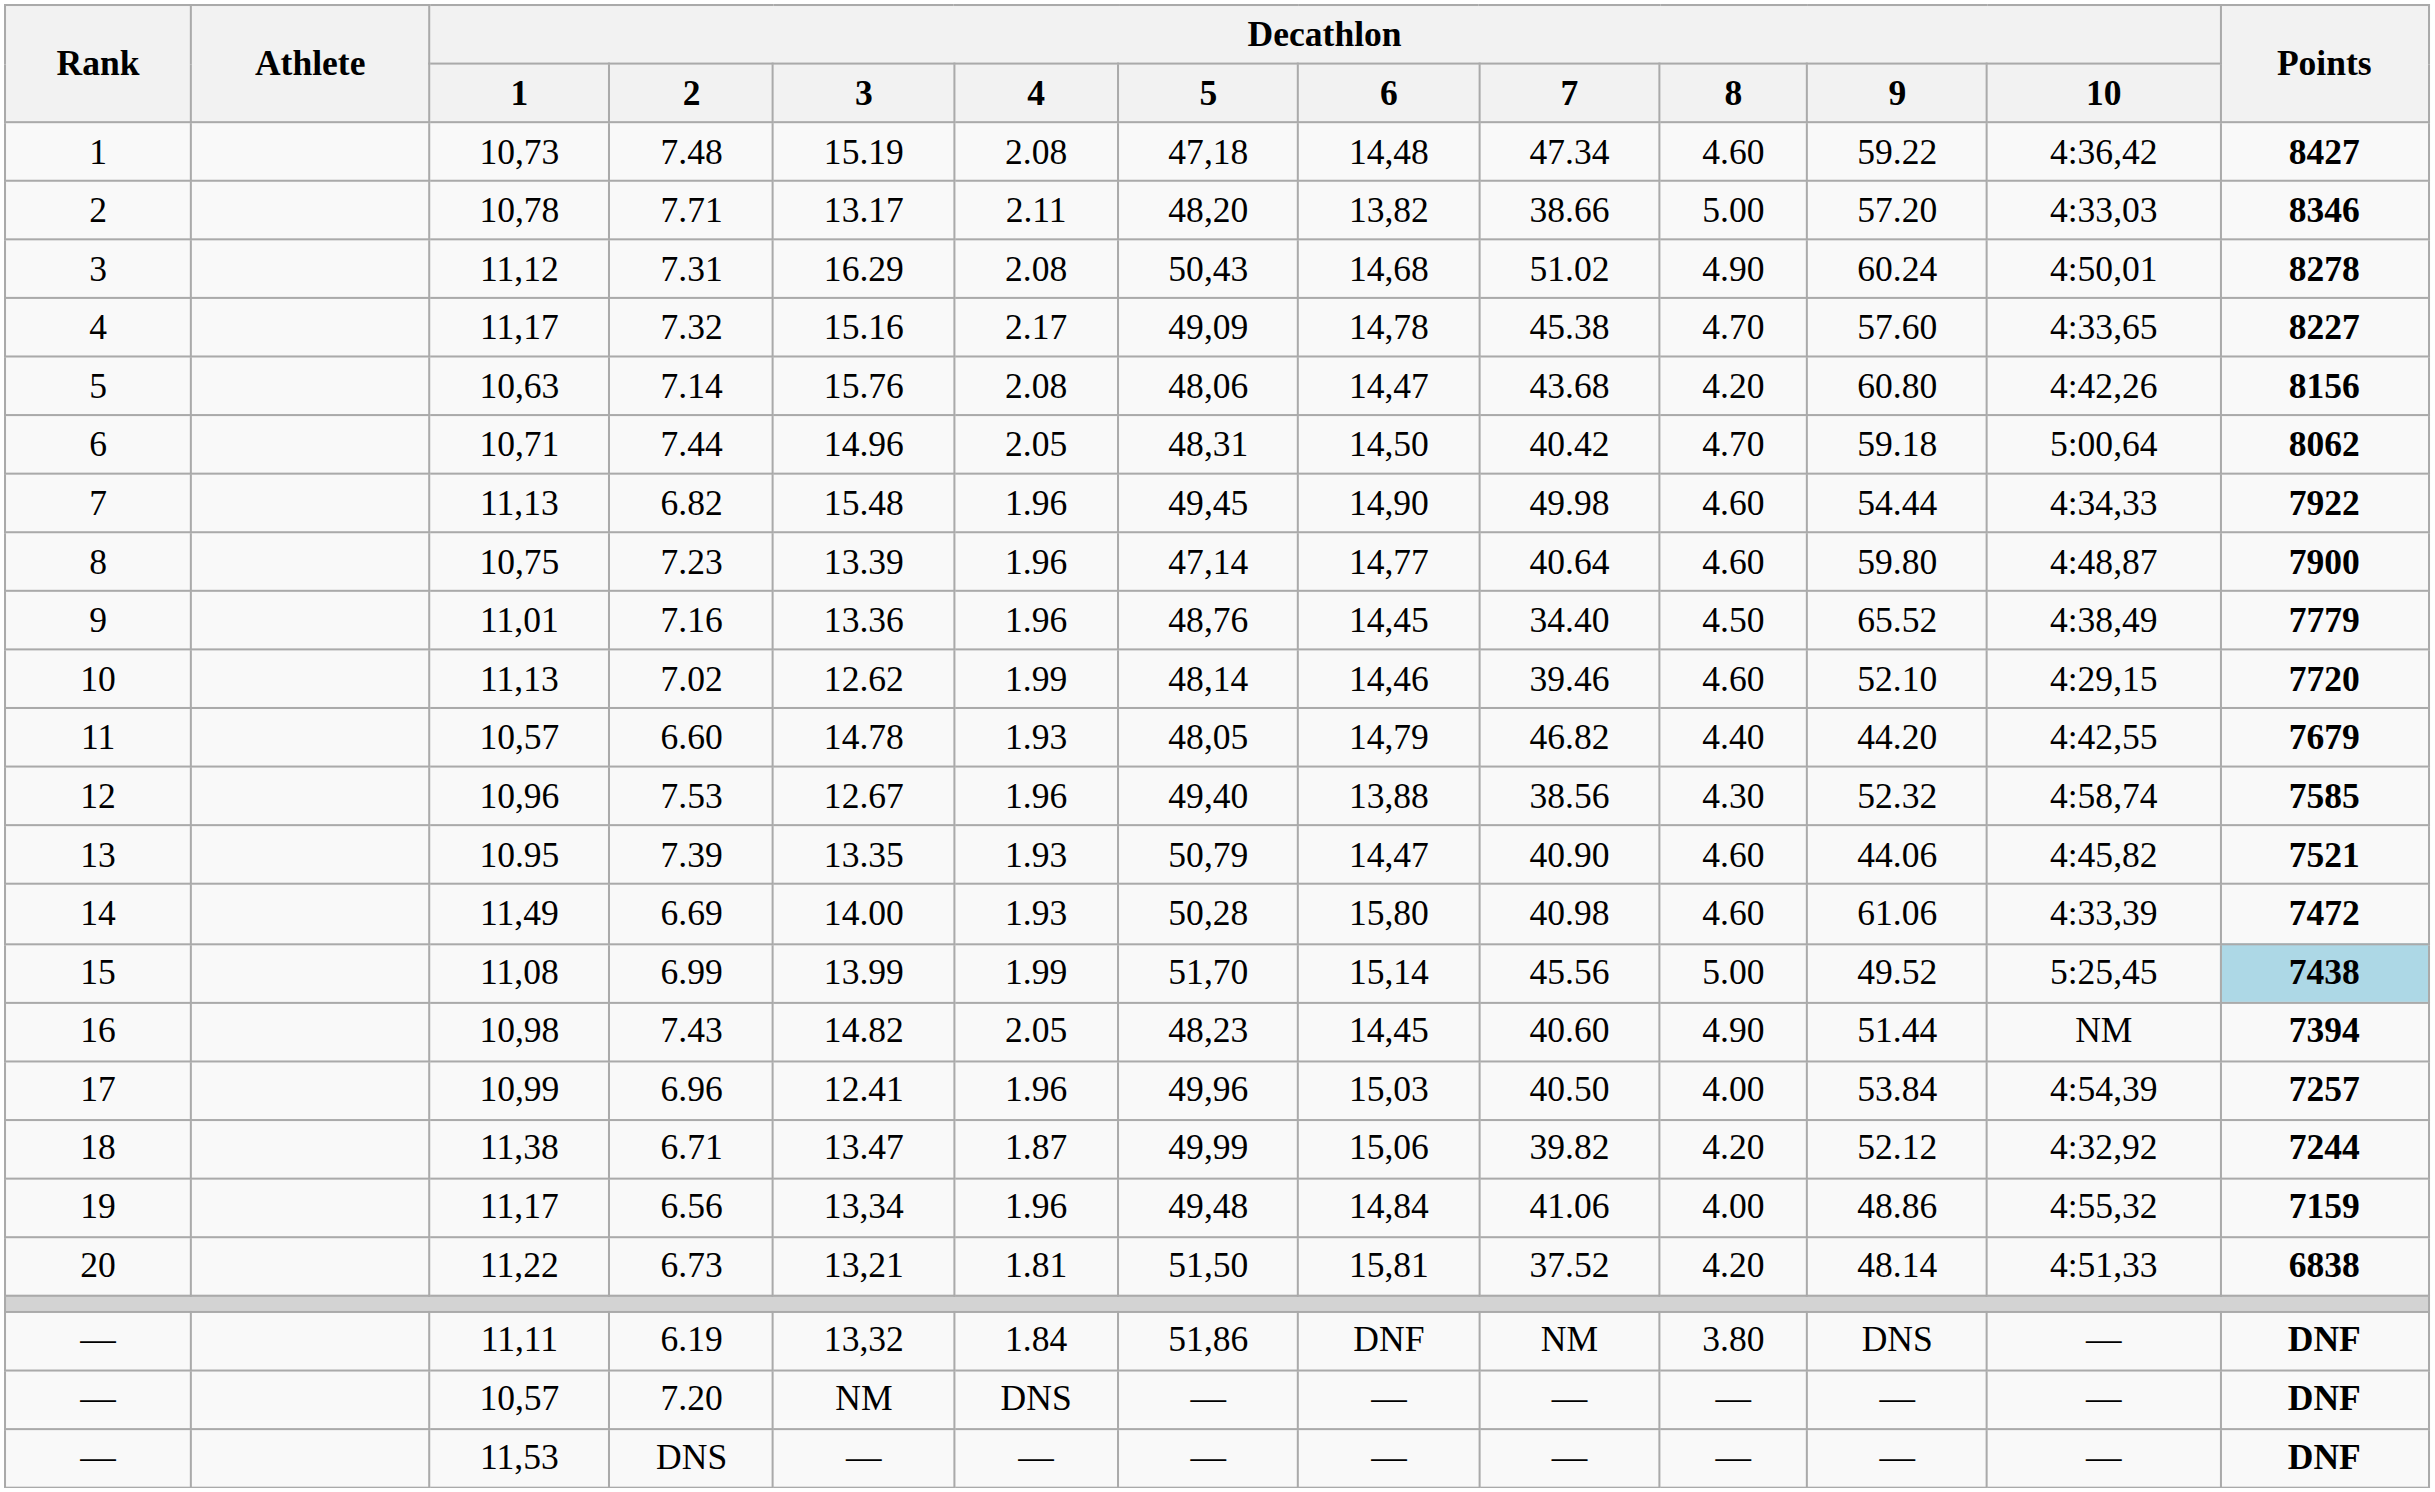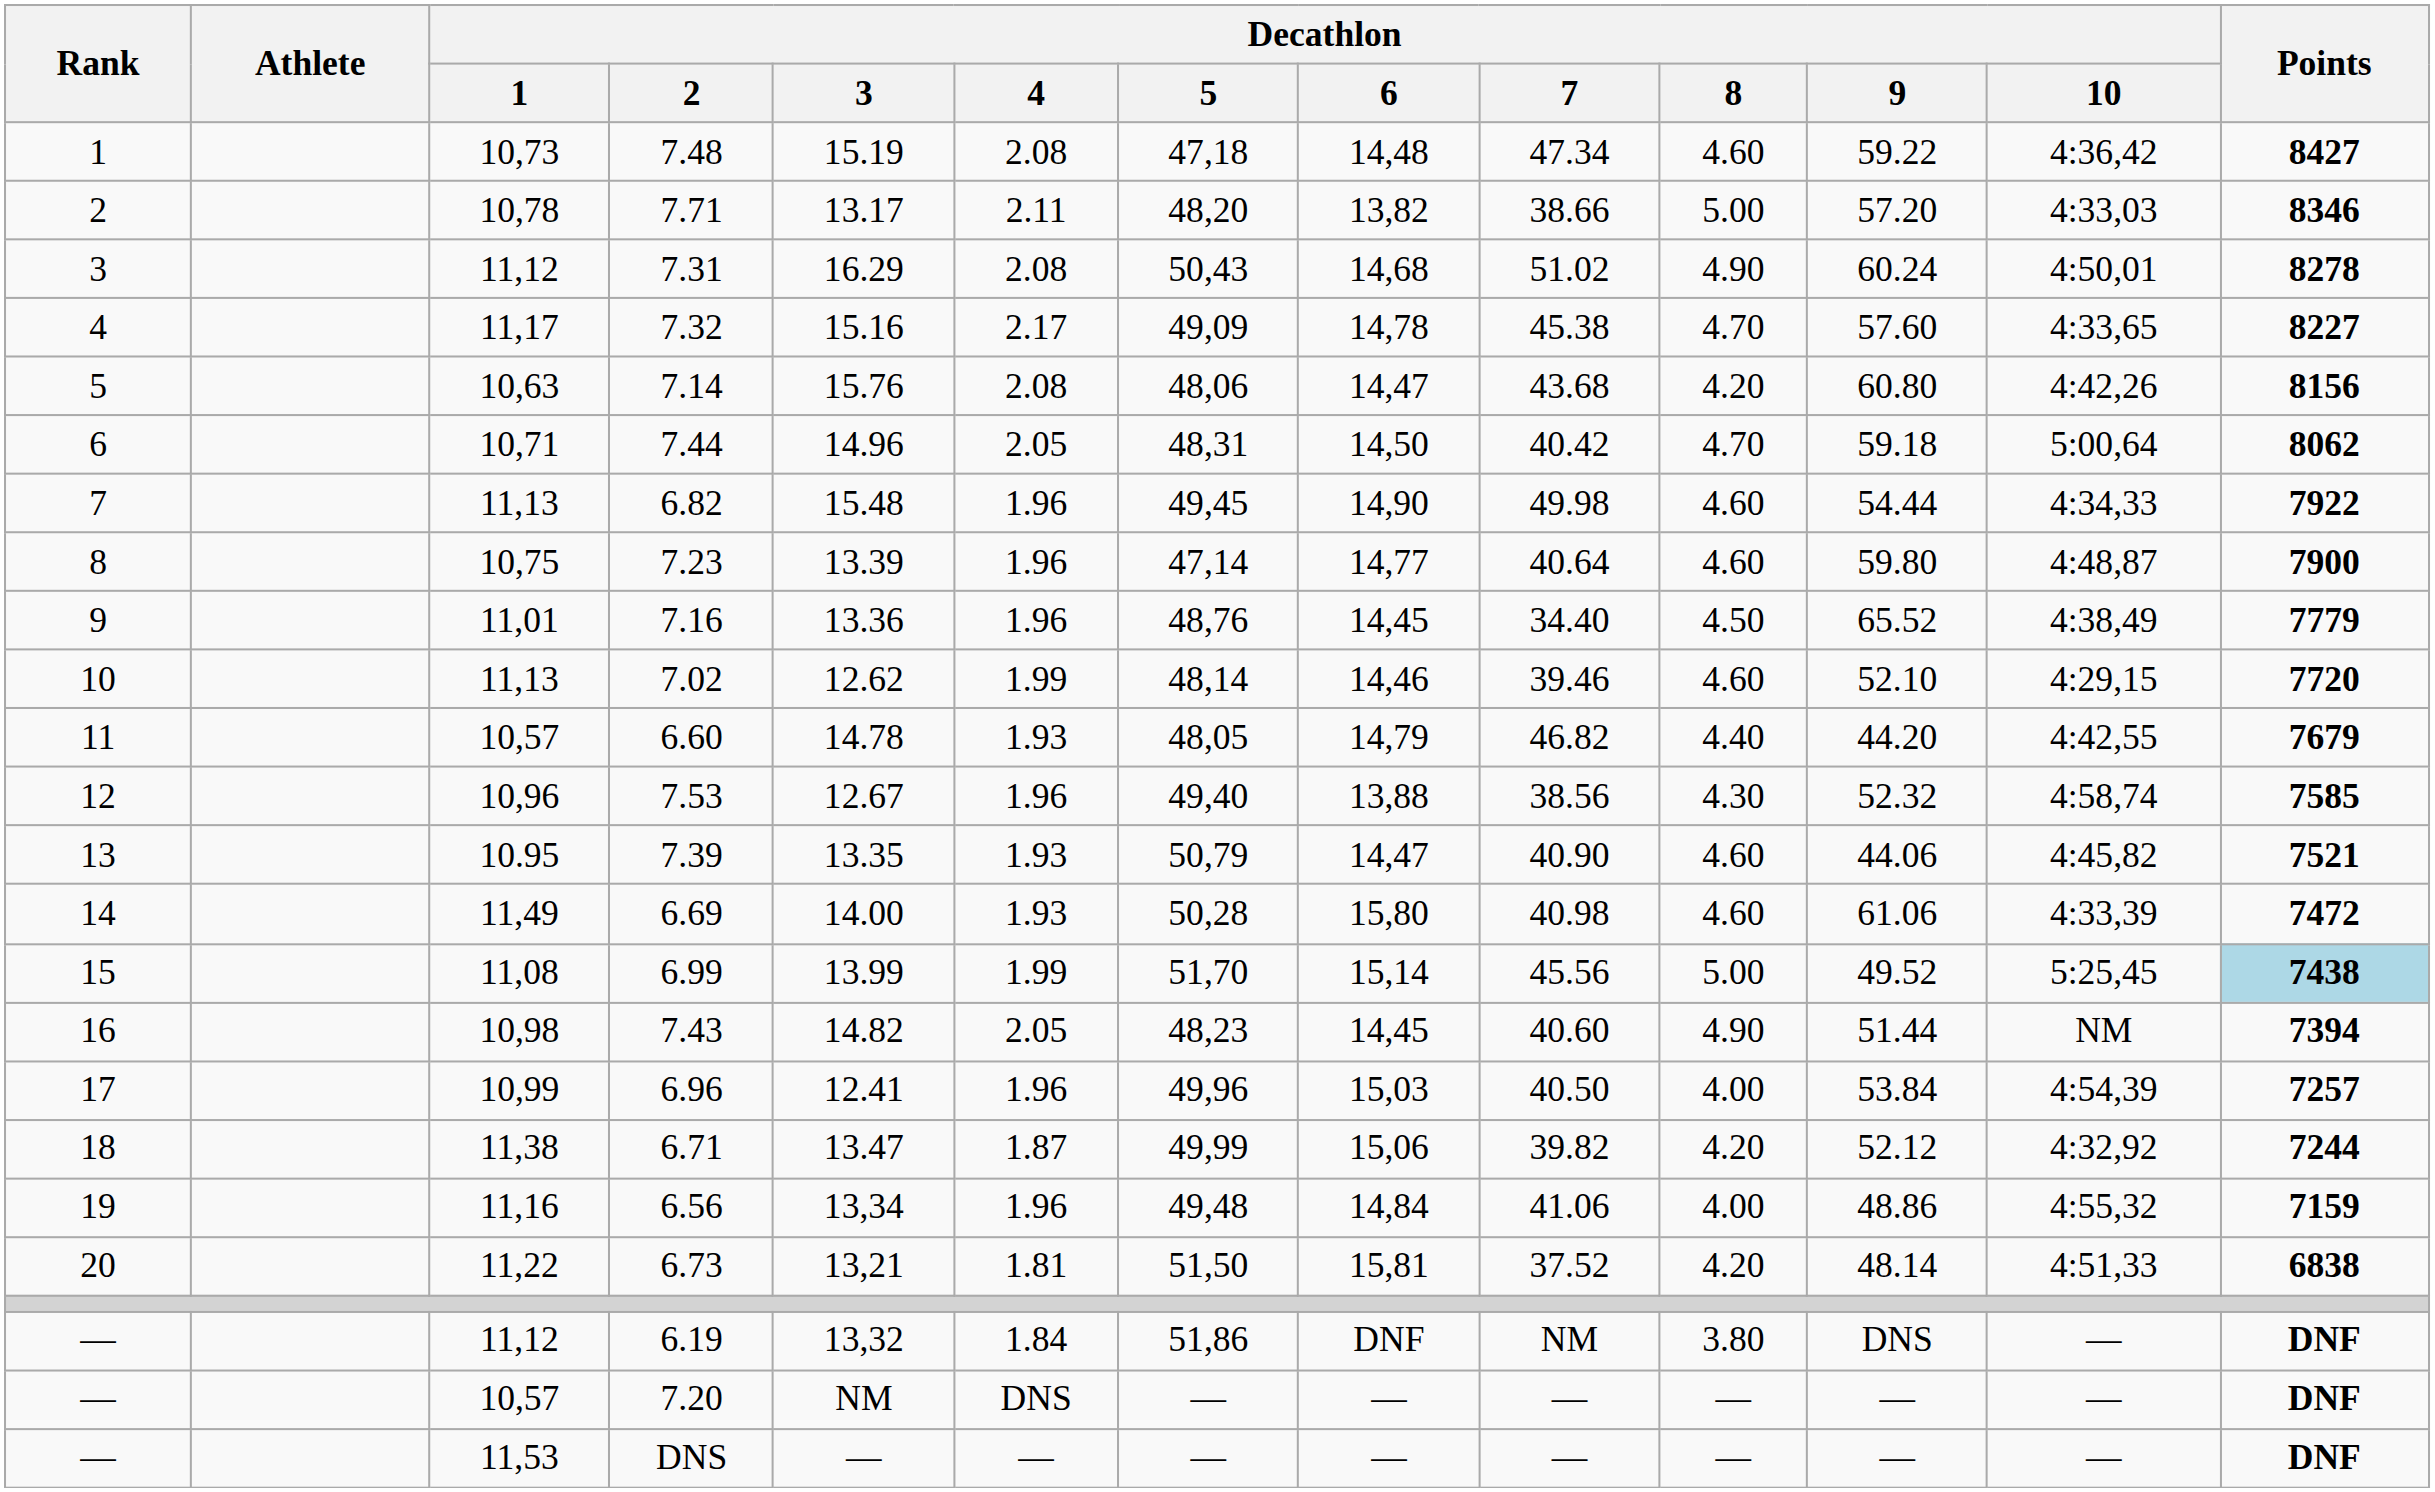(519, 1206) 11,17 -> (519, 1206) 11,16
(519, 1339) 11,11 -> (519, 1339) 11,12
